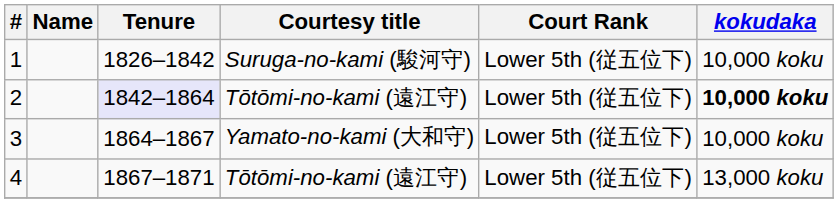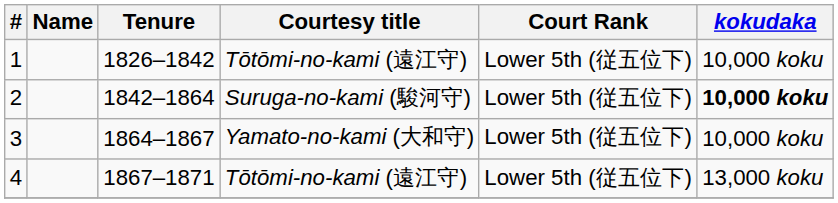(348, 58) Suruga-no-kami (駿河守) -> (346, 58) Tōtōmi-no-kami (遠江守)
(159, 98) lavender background -> (159, 98) no background
(346, 98) Tōtōmi-no-kami (遠江守) -> (348, 98) Suruga-no-kami (駿河守)
